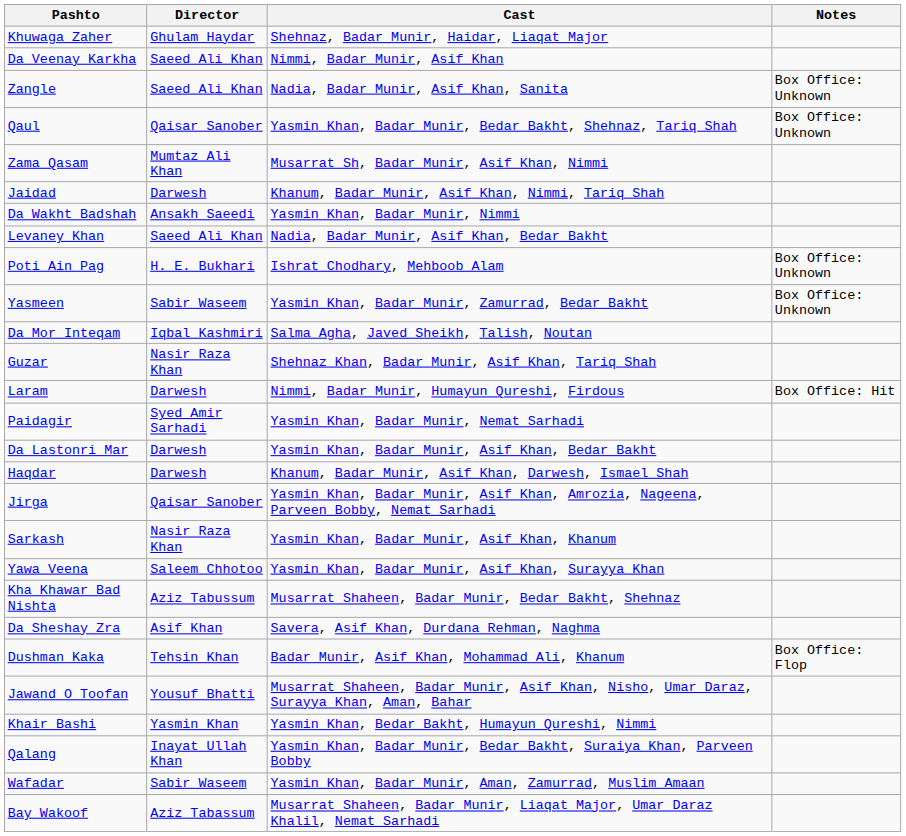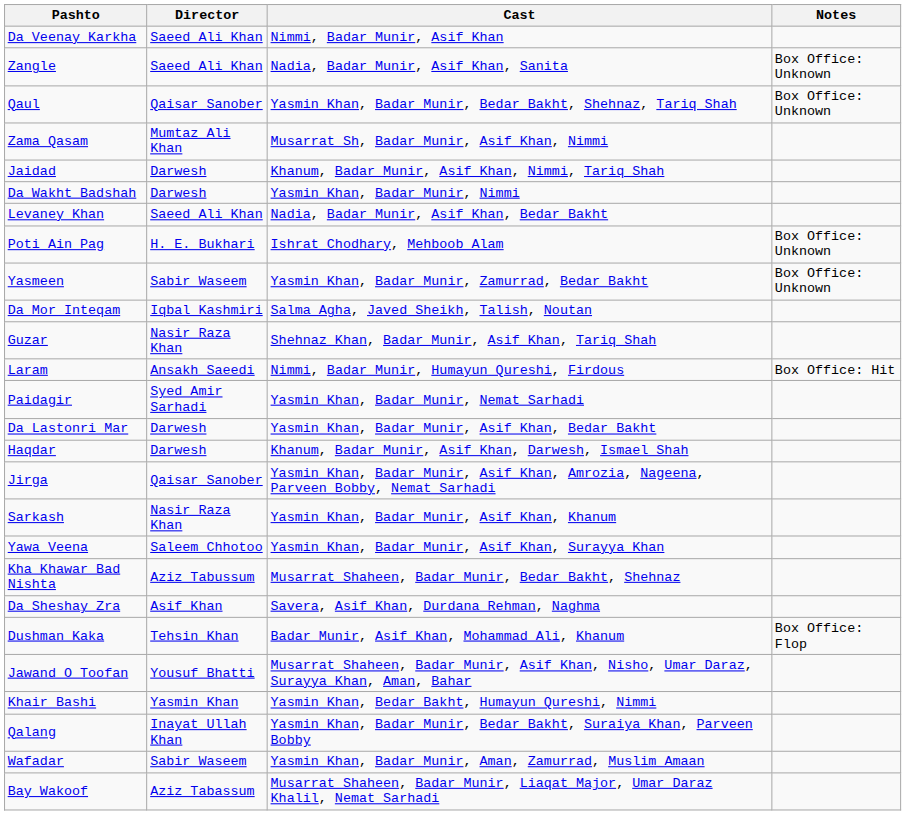- row: (60, 37)
(202, 215) Ansakh Saeedi -> (178, 193) Darwesh
(178, 392) Darwesh -> (202, 370) Ansakh Saeedi
